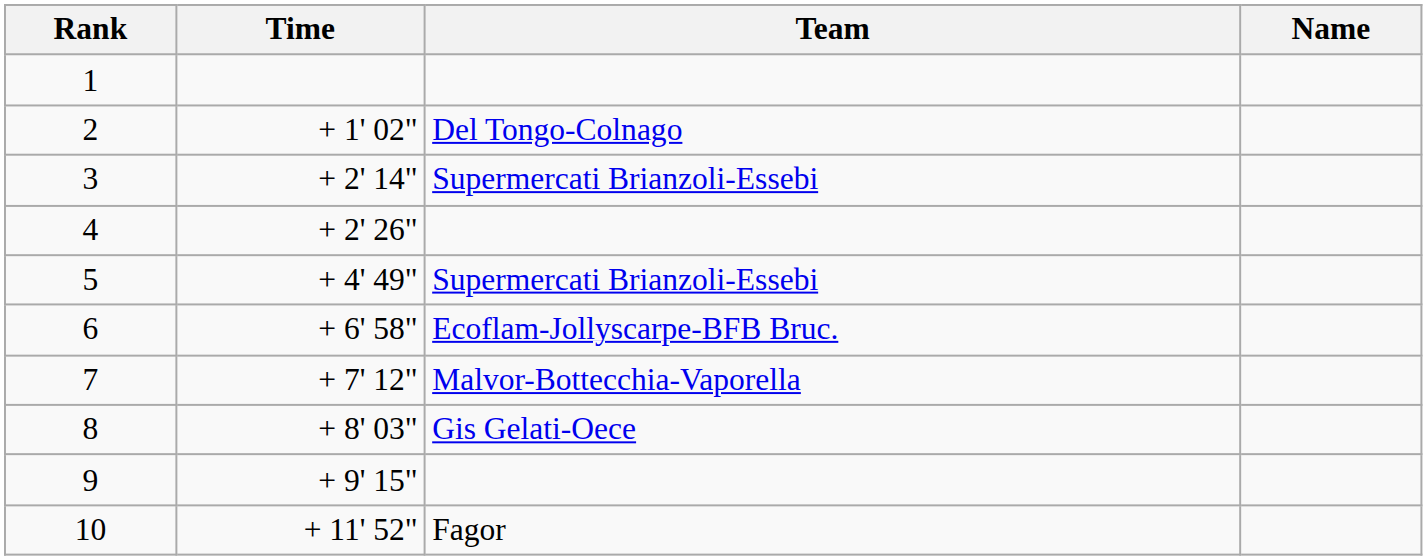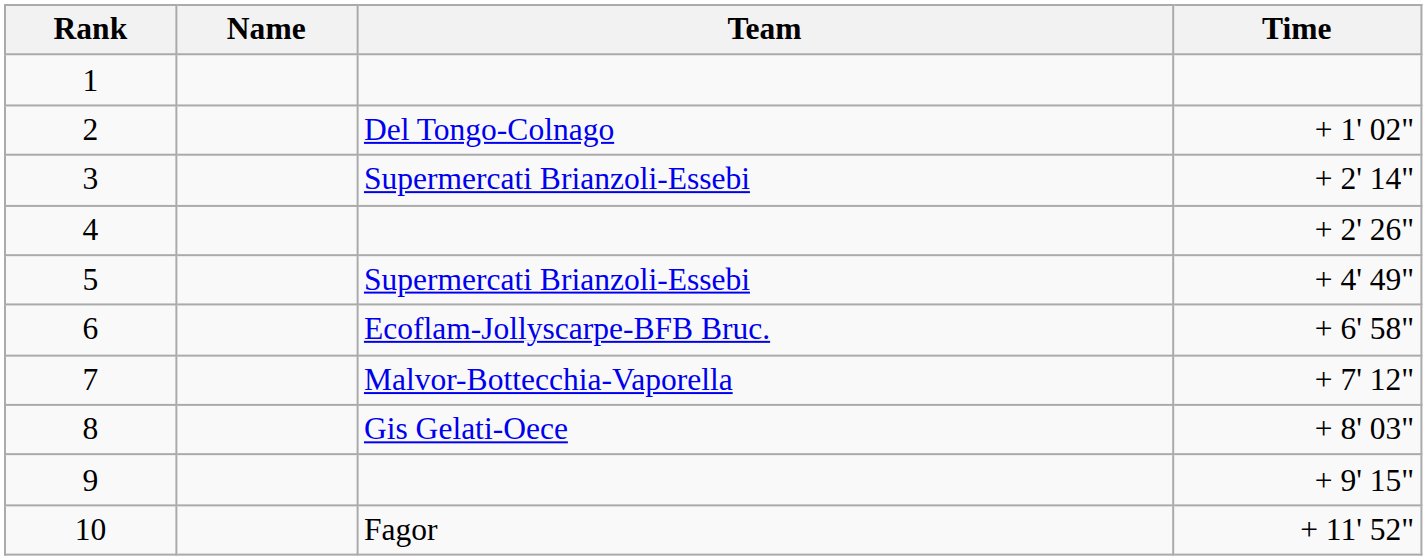columns swapped: (1331, 29) <-> (300, 29)
